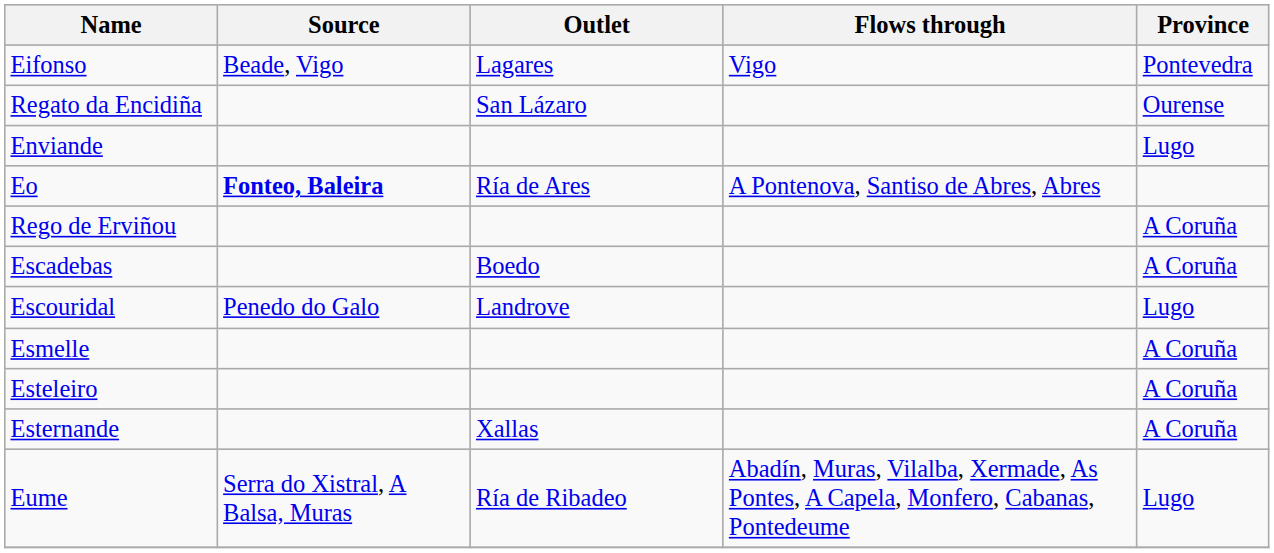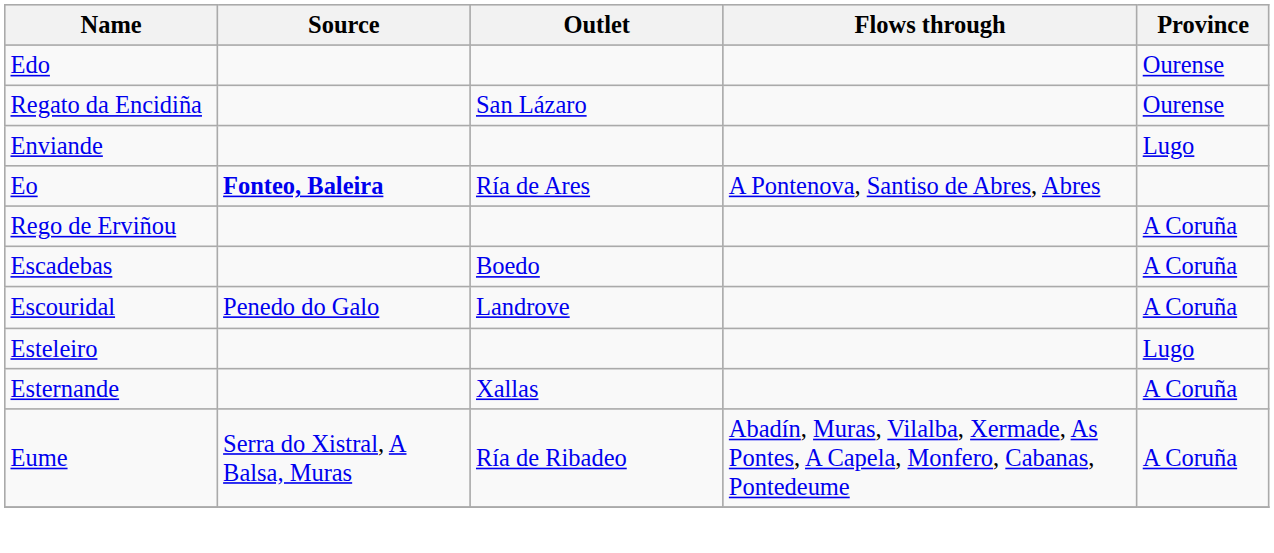+ row: (30, 65)
- row: (49, 65)
(1169, 307) Lugo -> (1190, 307) A Coruña
- row: (50, 347)
(1190, 388) A Coruña -> (1169, 347) Lugo
(1169, 497) Lugo -> (1190, 457) A Coruña
